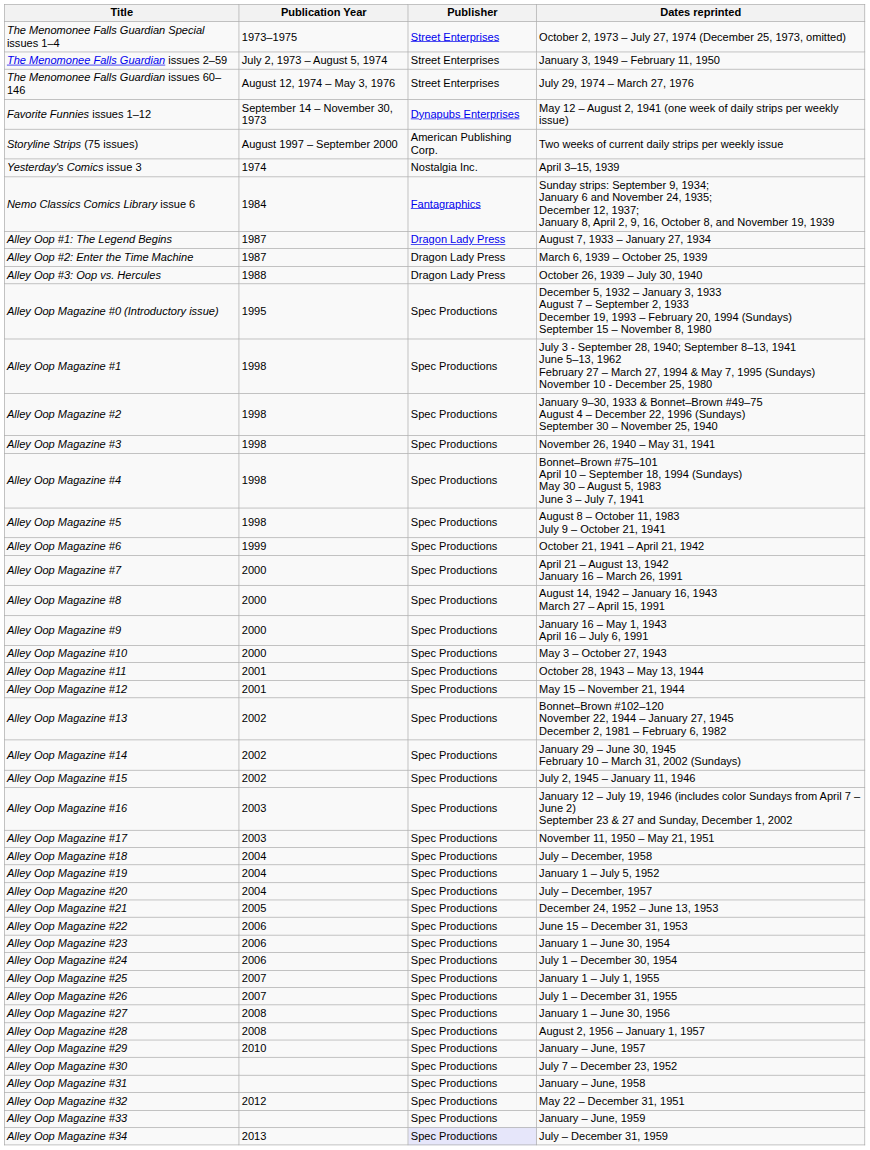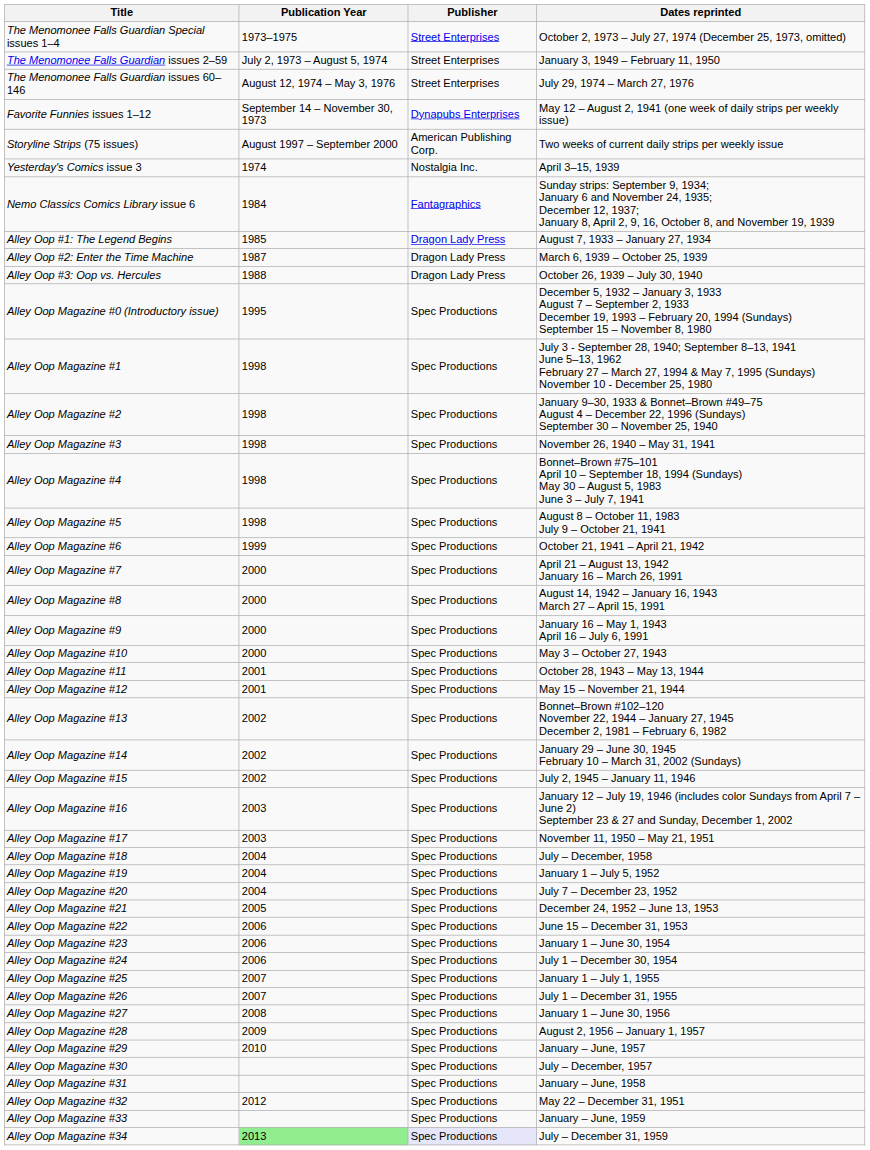(254, 240) 1987 -> (254, 240) 1985
(596, 891) July – December, 1957 -> (608, 891) July 7 – December 23, 1952
(254, 1031) 2008 -> (254, 1031) 2009
(608, 1066) July 7 – December 23, 1952 -> (596, 1066) July – December, 1957
(254, 1136) no background -> (254, 1136) lightgreen background
